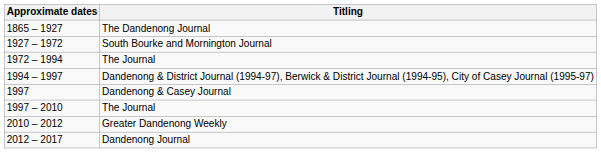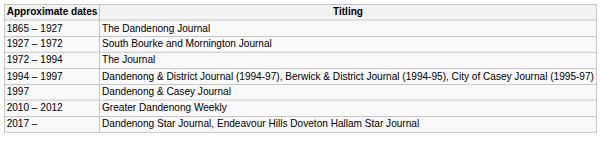- row: (35, 108)
- row: (35, 140)
+ row: (22, 124)
